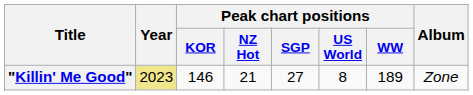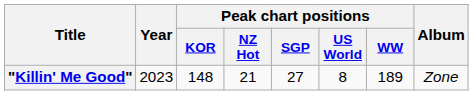(156, 77) khaki background -> (156, 77) no background
(200, 77) 146 -> (200, 77) 148
